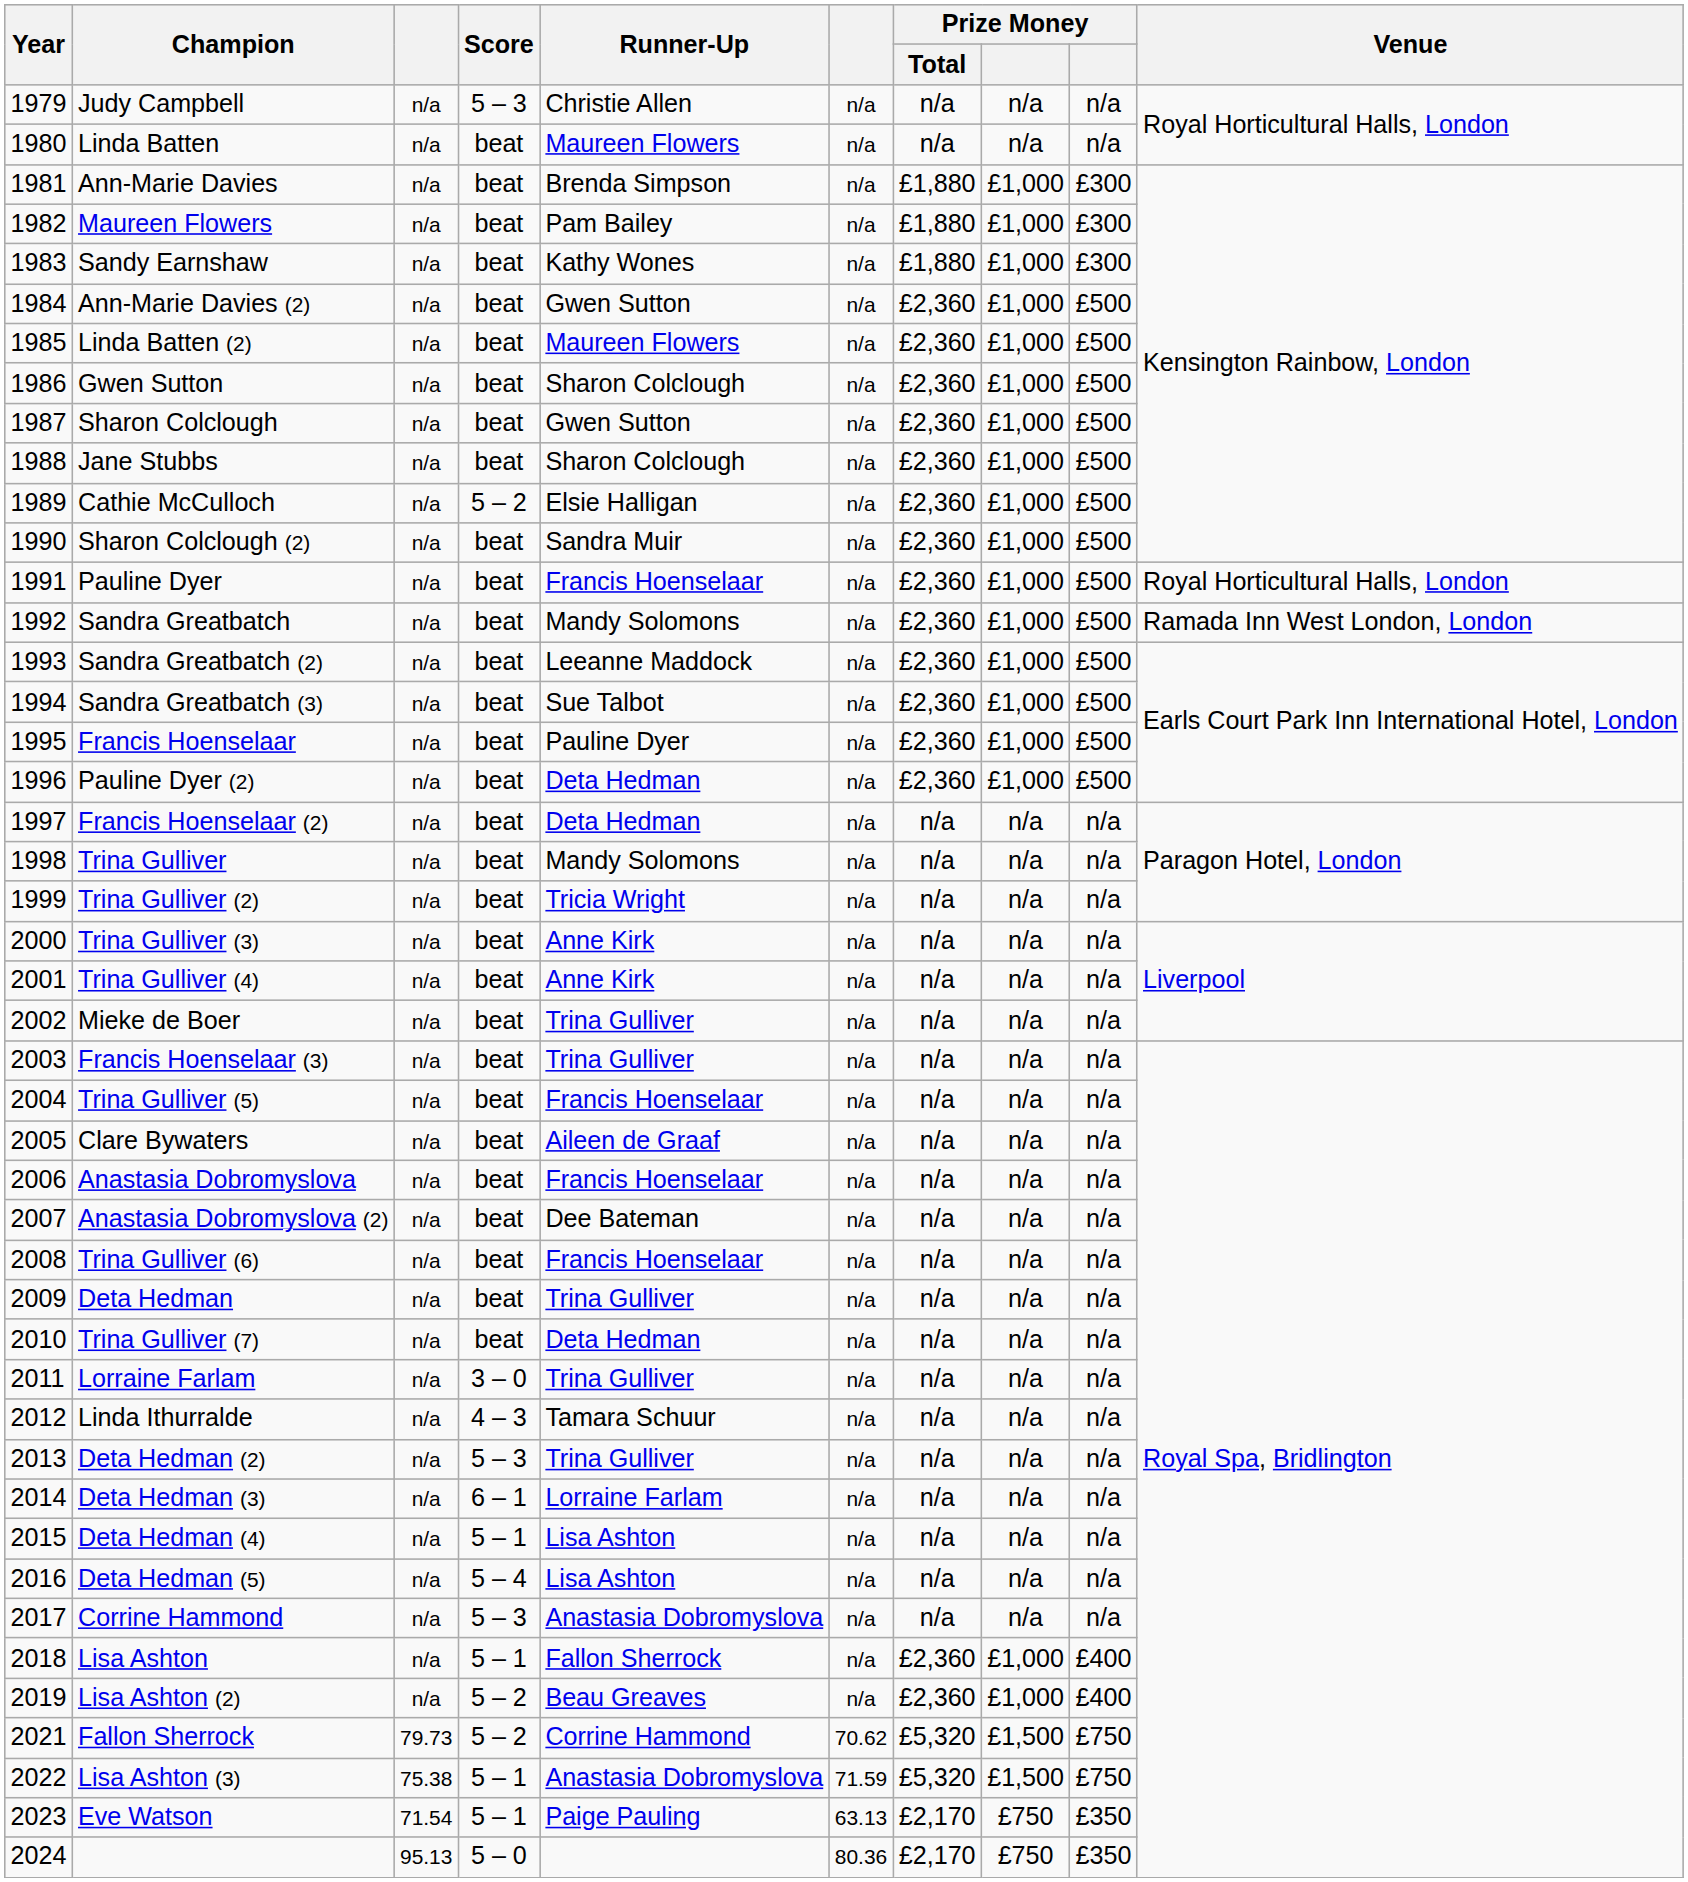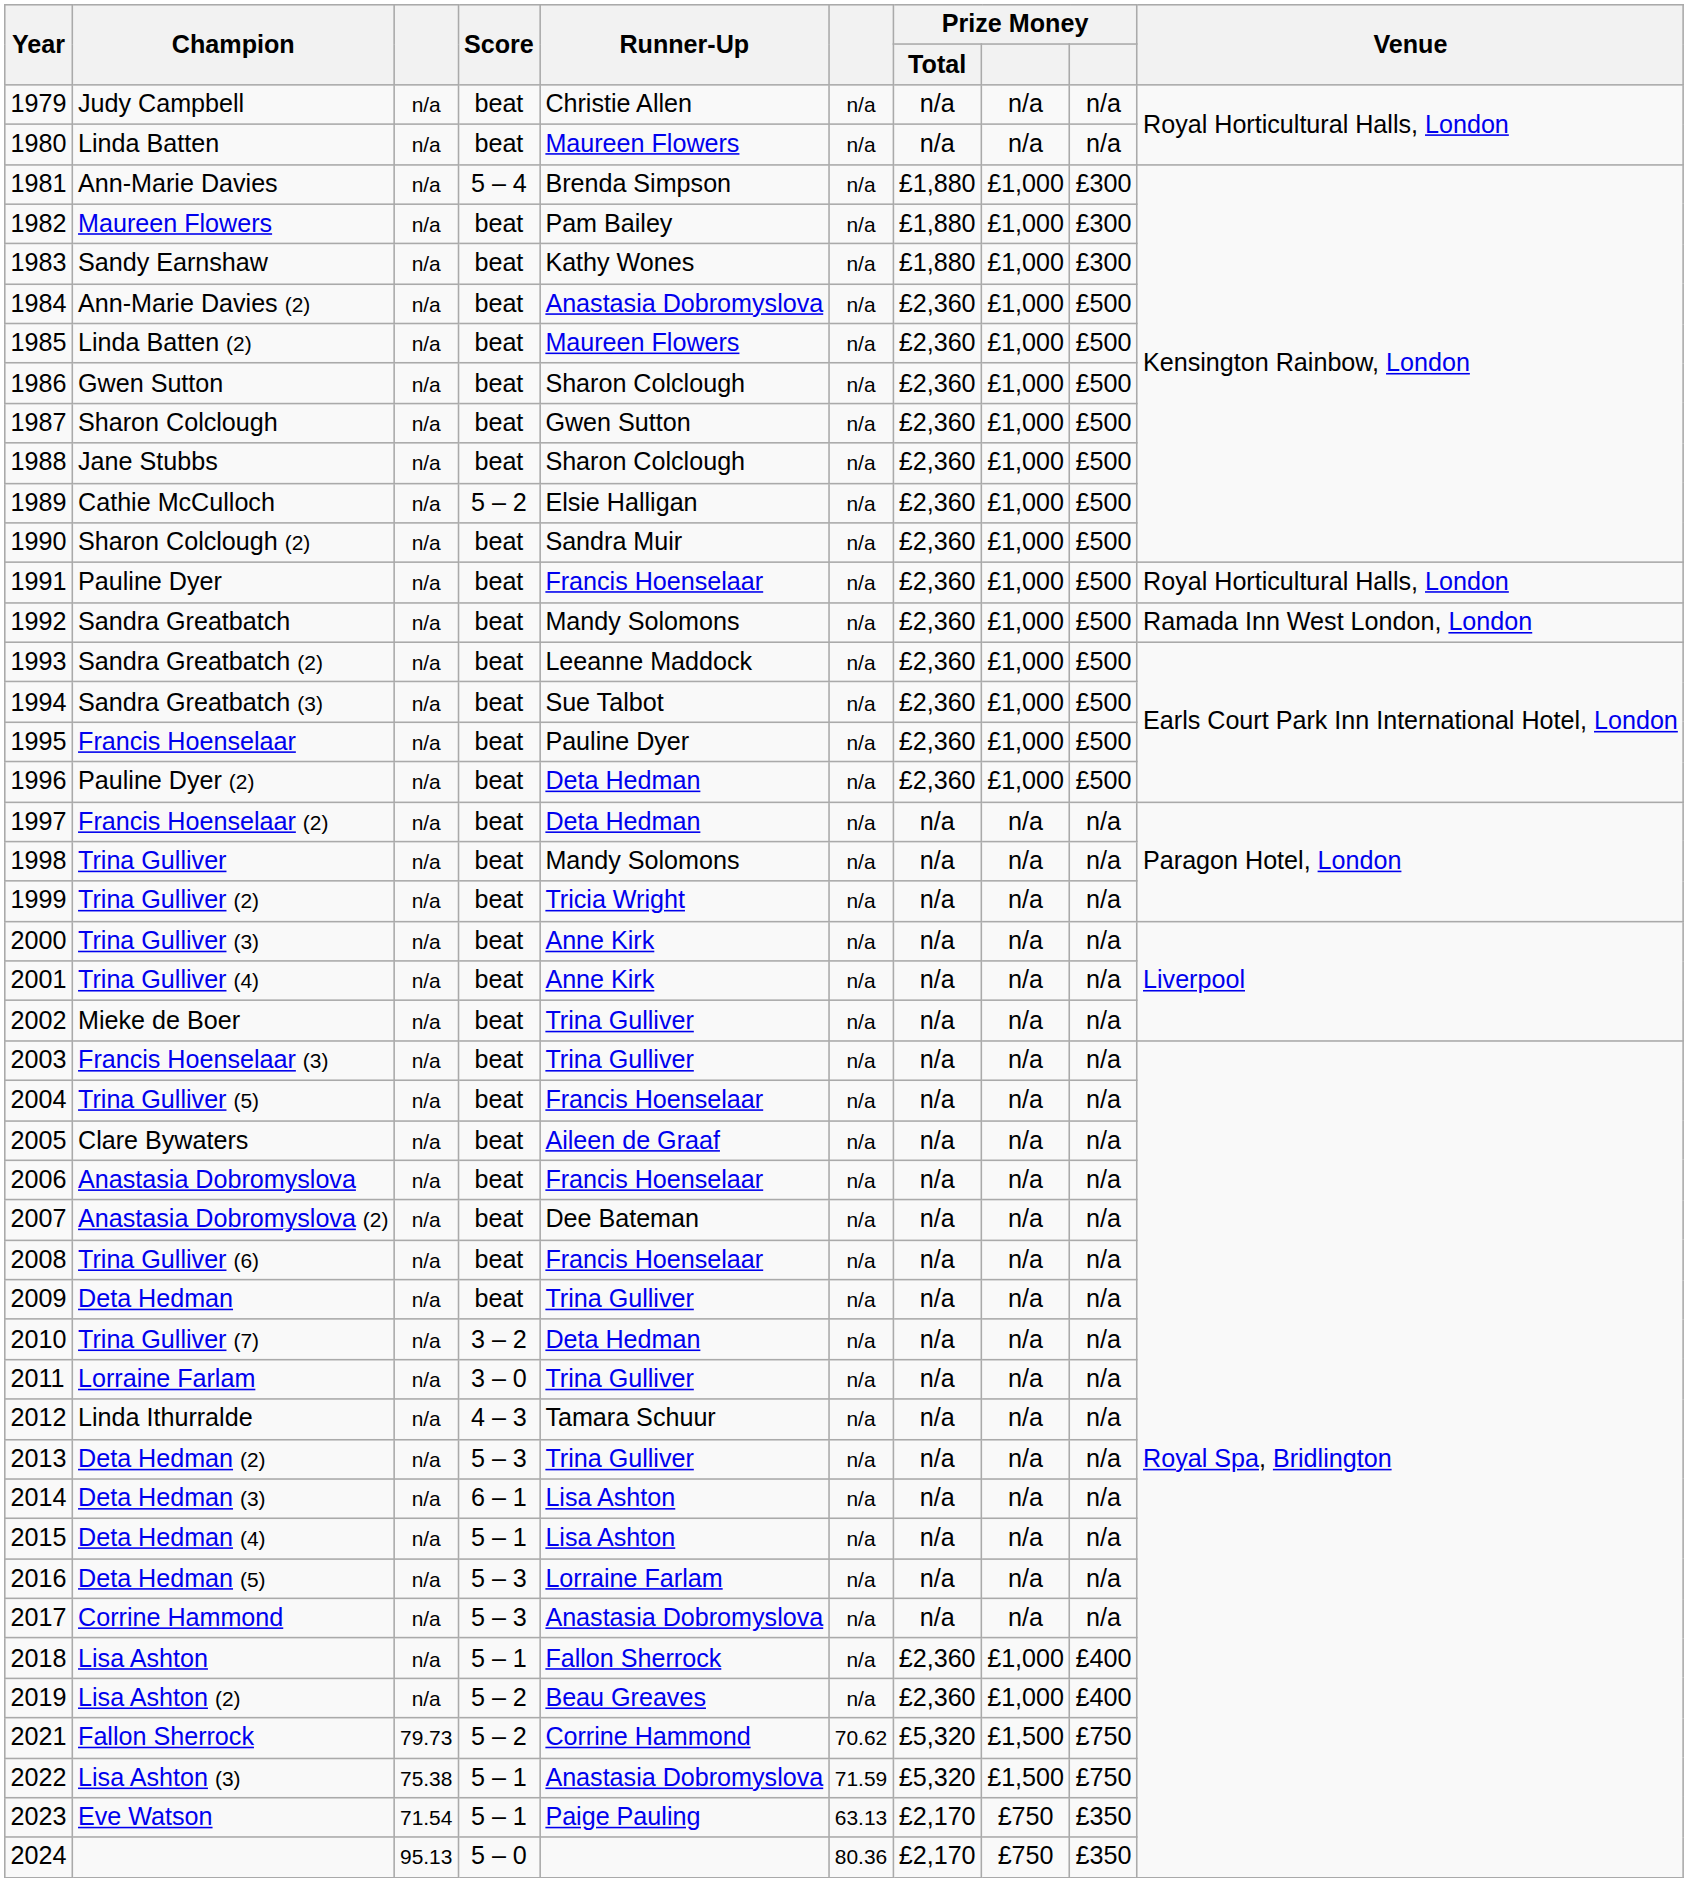(499, 104) 5 – 3 -> (499, 104) beat
(499, 183) beat -> (499, 183) 5 – 4
(618, 303) Gwen Sutton -> (684, 303) Anastasia Dobromyslova
(499, 1339) beat -> (499, 1339) 3 – 2
(634, 1498) Lorraine Farlam -> (610, 1498) Lisa Ashton
(499, 1578) 5 – 4 -> (499, 1578) 5 – 3
(610, 1578) Lisa Ashton -> (634, 1578) Lorraine Farlam
